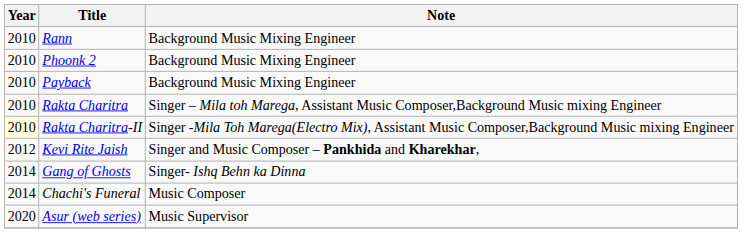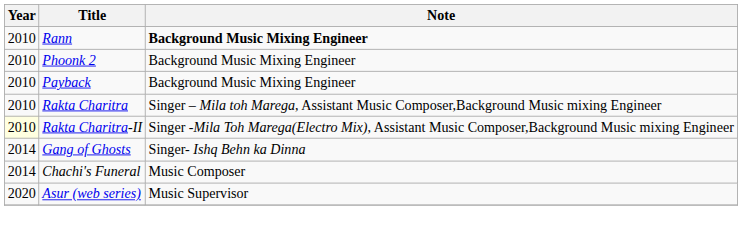(252, 37) normal -> (258, 37) bold
- row: (85, 149)
